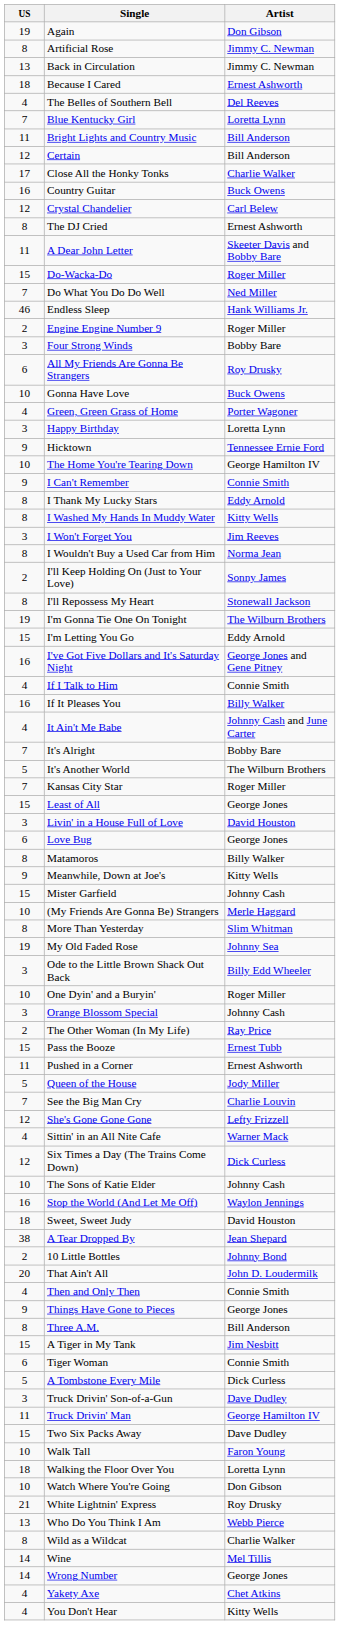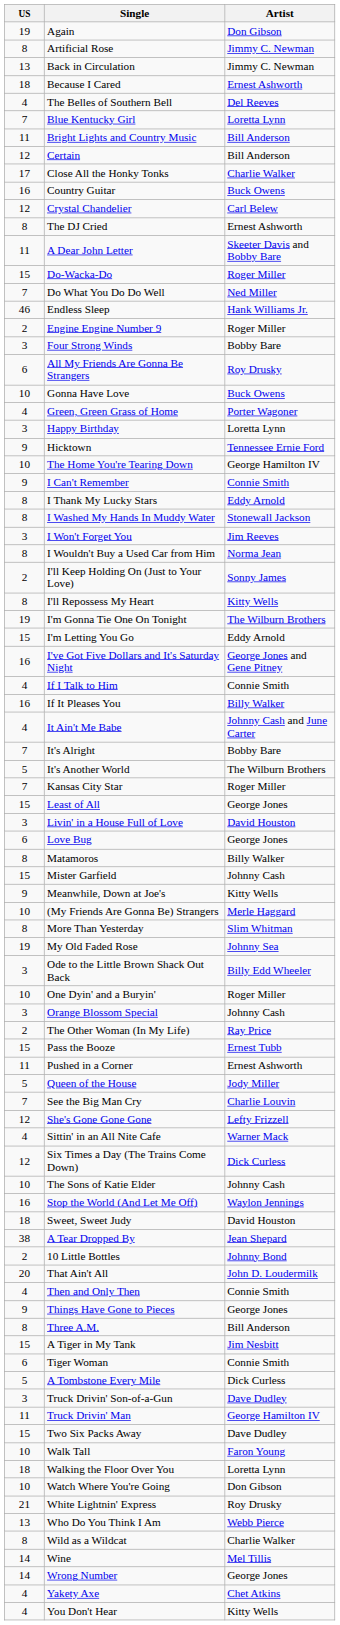(253, 518) Kitty Wells -> (269, 518) Stonewall Jackson
(269, 601) Stonewall Jackson -> (253, 601) Kitty Wells
rows swapped: (106, 875) <-> (82, 893)
